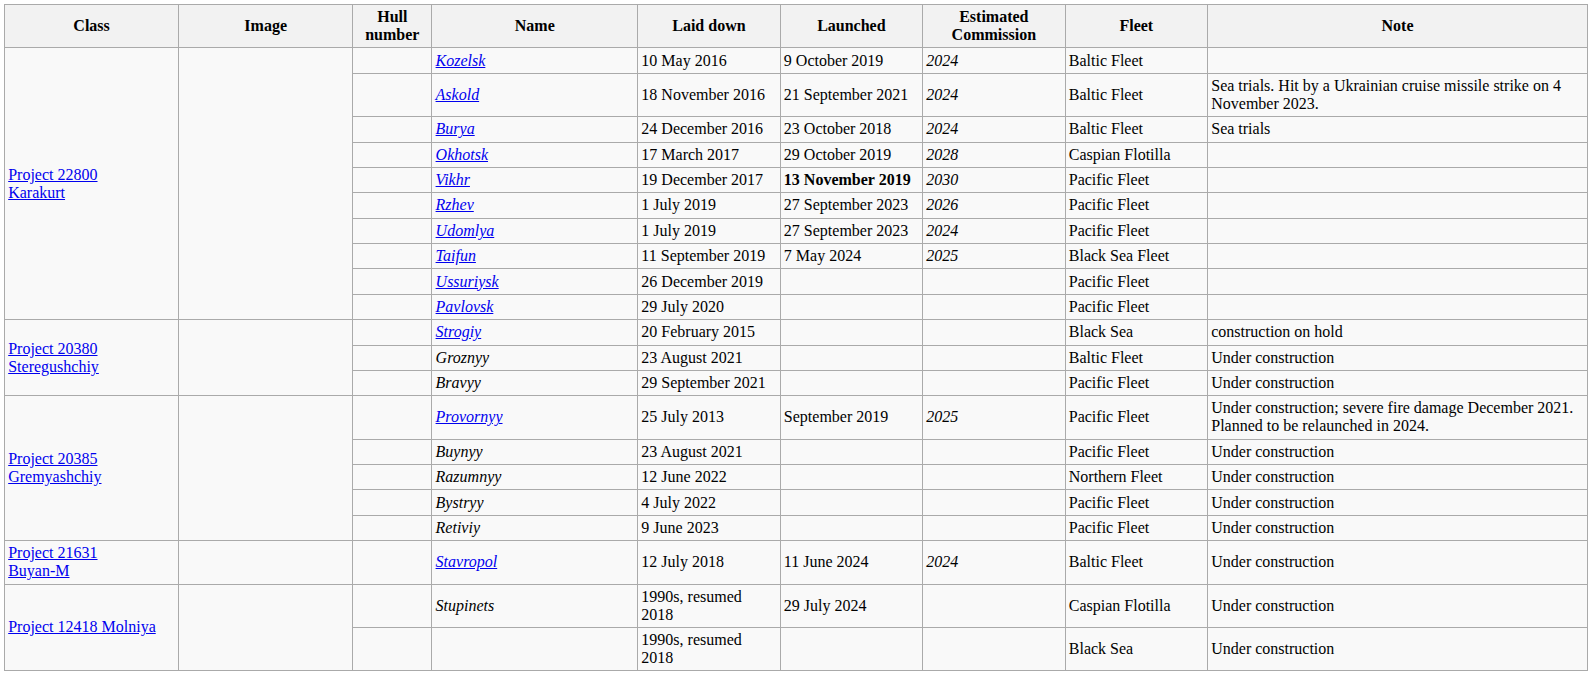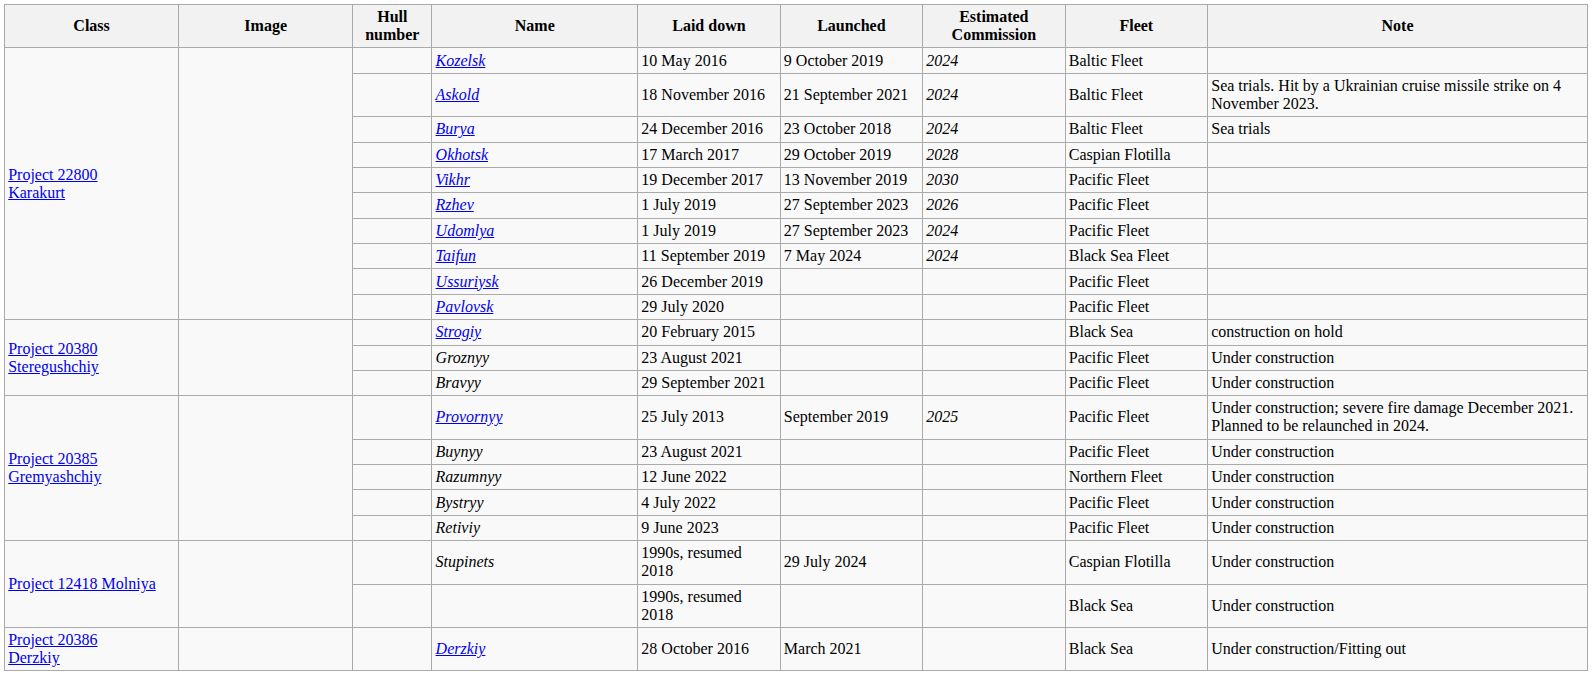(847, 180) bold -> (846, 180) normal
(942, 256) 2025 -> (942, 256) 2024
(1106, 357) Baltic Fleet -> (1109, 357) Pacific Fleet
- row: (466, 562)
+ row: (460, 649)
